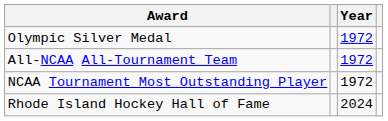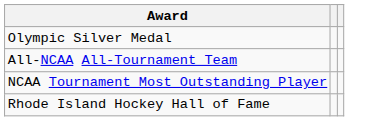- column: (357, 16)
